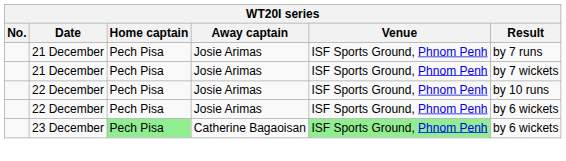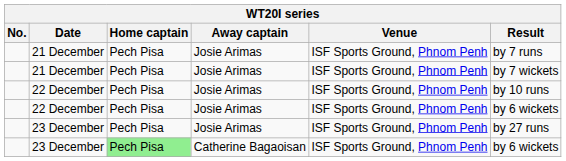+ row: (68, 128)
(399, 128) lightgreen background -> (399, 147) no background
